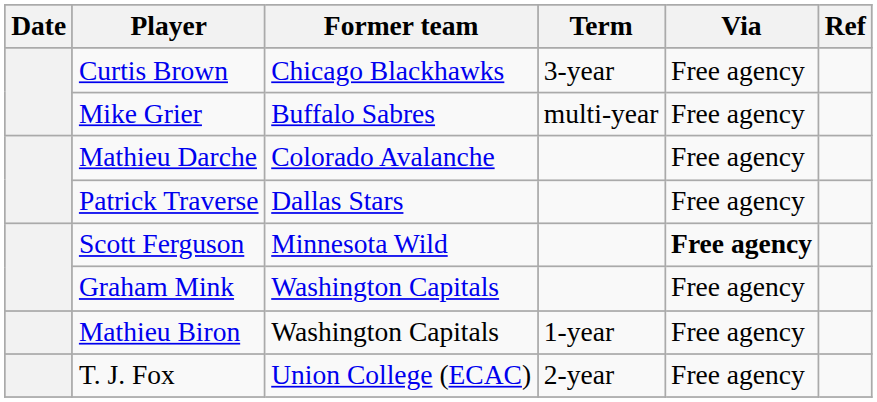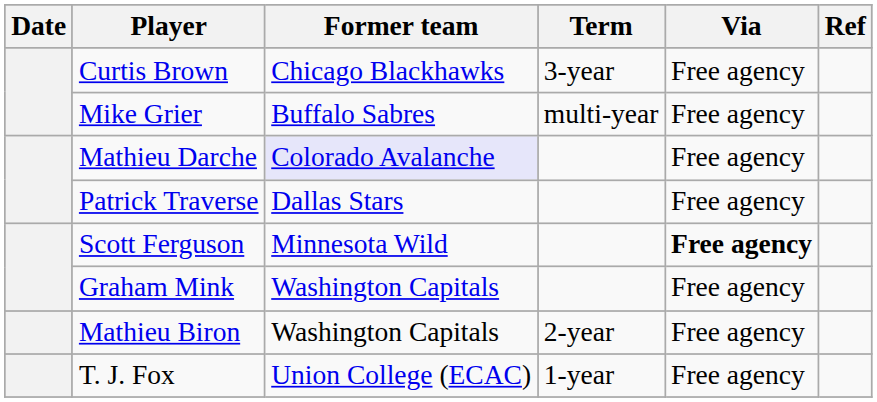(383, 157) no background -> (383, 157) lavender background
(579, 331) 1-year -> (579, 331) 2-year
(579, 375) 2-year -> (579, 375) 1-year
